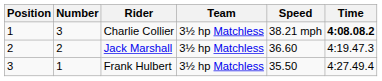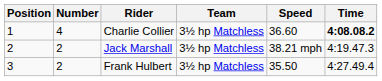(59, 31) 3 -> (59, 31) 4
(296, 31) 38.21 mph -> (283, 31) 36.60
(283, 48) 36.60 -> (296, 48) 38.21 mph
(59, 66) 1 -> (59, 66) 2
